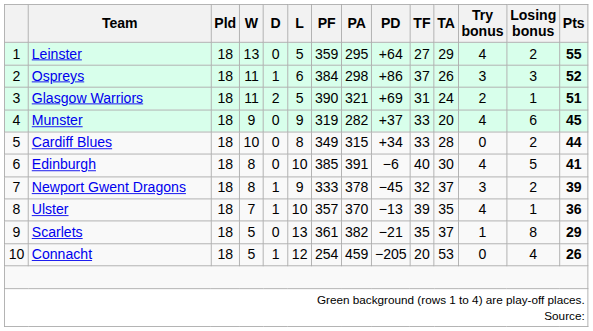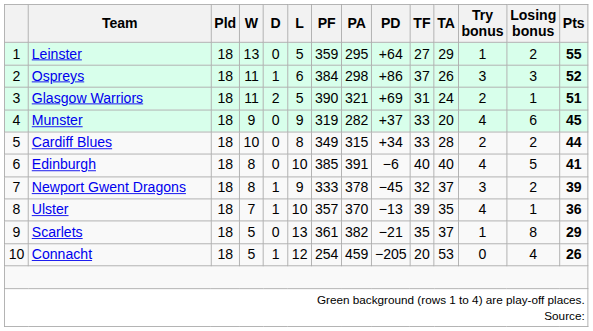(483, 53) 4 -> (483, 53) 1
(483, 143) 0 -> (483, 143) 2
(446, 165) 30 -> (446, 165) 40
